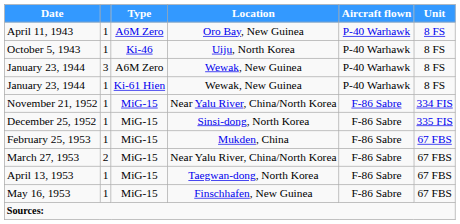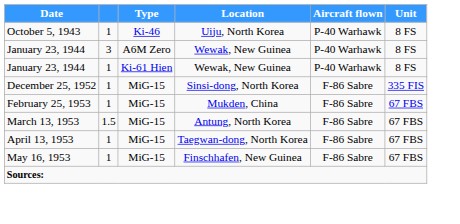- row: (40, 31)
- row: (52, 103)
+ row: (43, 121)
- row: (43, 157)
